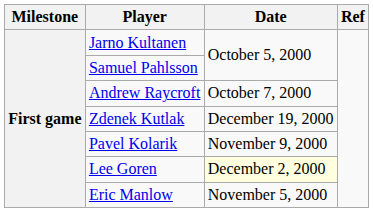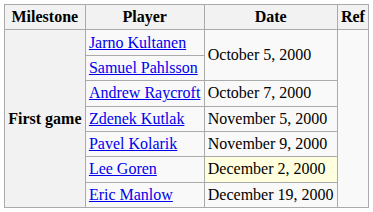(271, 118) December 19, 2000 -> (268, 118) November 5, 2000
(268, 194) November 5, 2000 -> (271, 194) December 19, 2000
